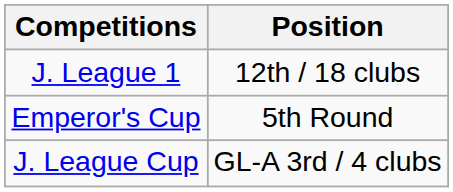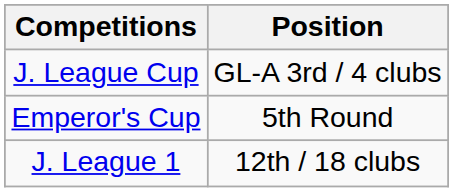rows swapped: (106, 72) <-> (106, 162)
